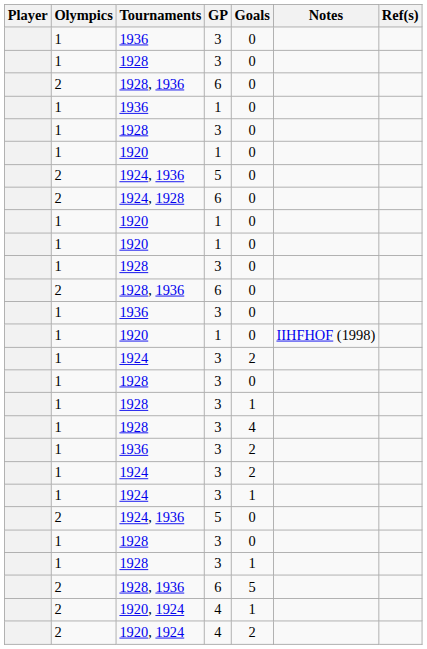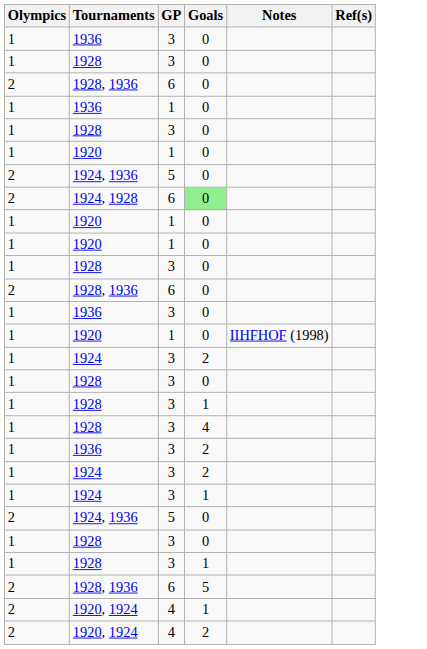- column: (28, 15)
(252, 198) no background -> (206, 198) lightgreen background
